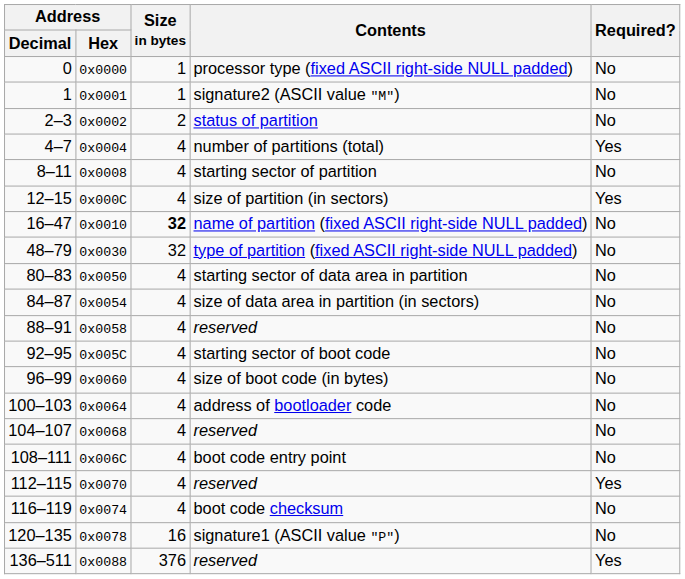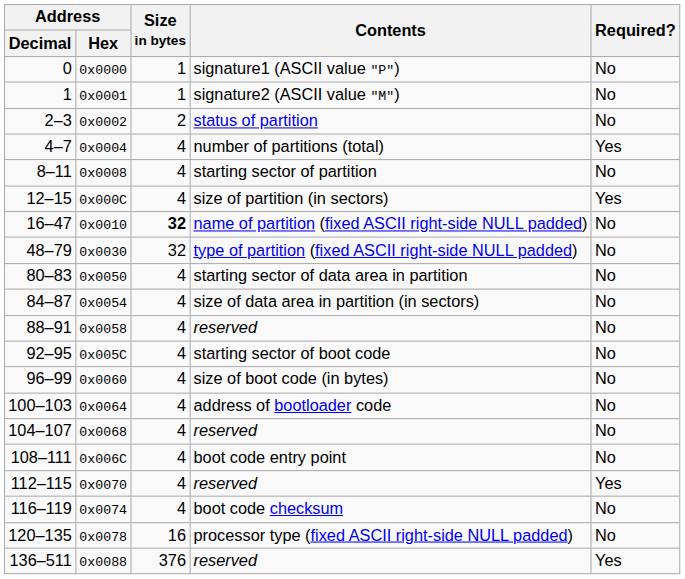(383, 69) processor type (fixed ASCII right-side NULL padded) -> (297, 69) signature1 (ASCII value "P")
(297, 535) signature1 (ASCII value "P") -> (383, 535) processor type (fixed ASCII right-side NULL padded)
